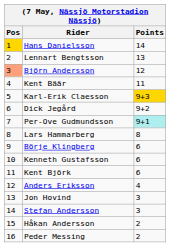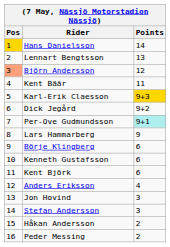(138, 134) 8 -> (138, 134) 9
